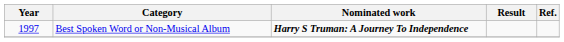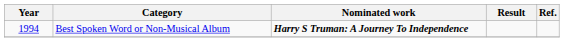(29, 28) 1997 -> (29, 28) 1994
